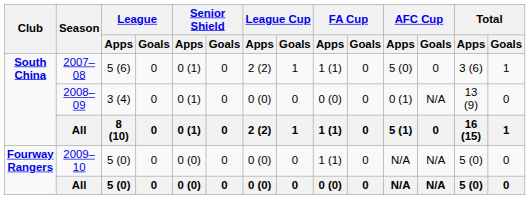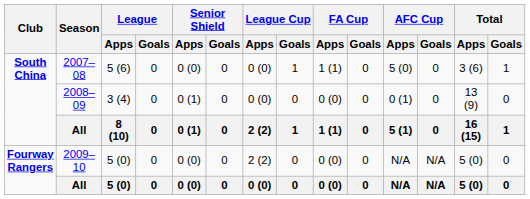(189, 68) 0 (1) -> (189, 68) 0 (0)
(260, 68) 2 (2) -> (260, 68) 0 (0)
(436, 99) N/A -> (436, 99) 0
(260, 161) 0 (0) -> (260, 161) 2 (2)
(330, 161) 1 (1) -> (330, 161) 0 (0)
